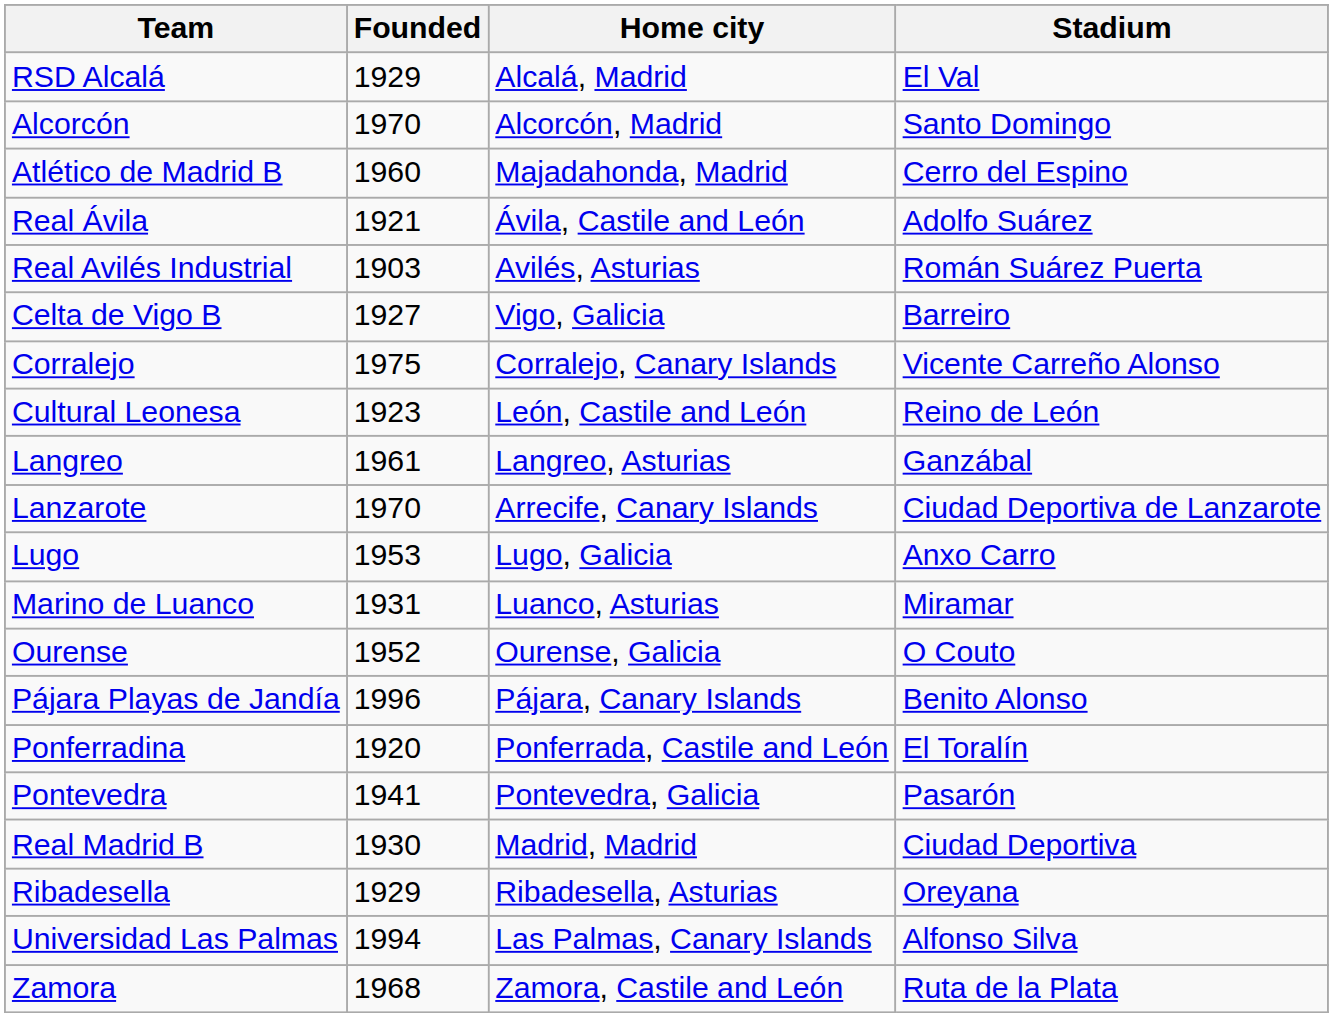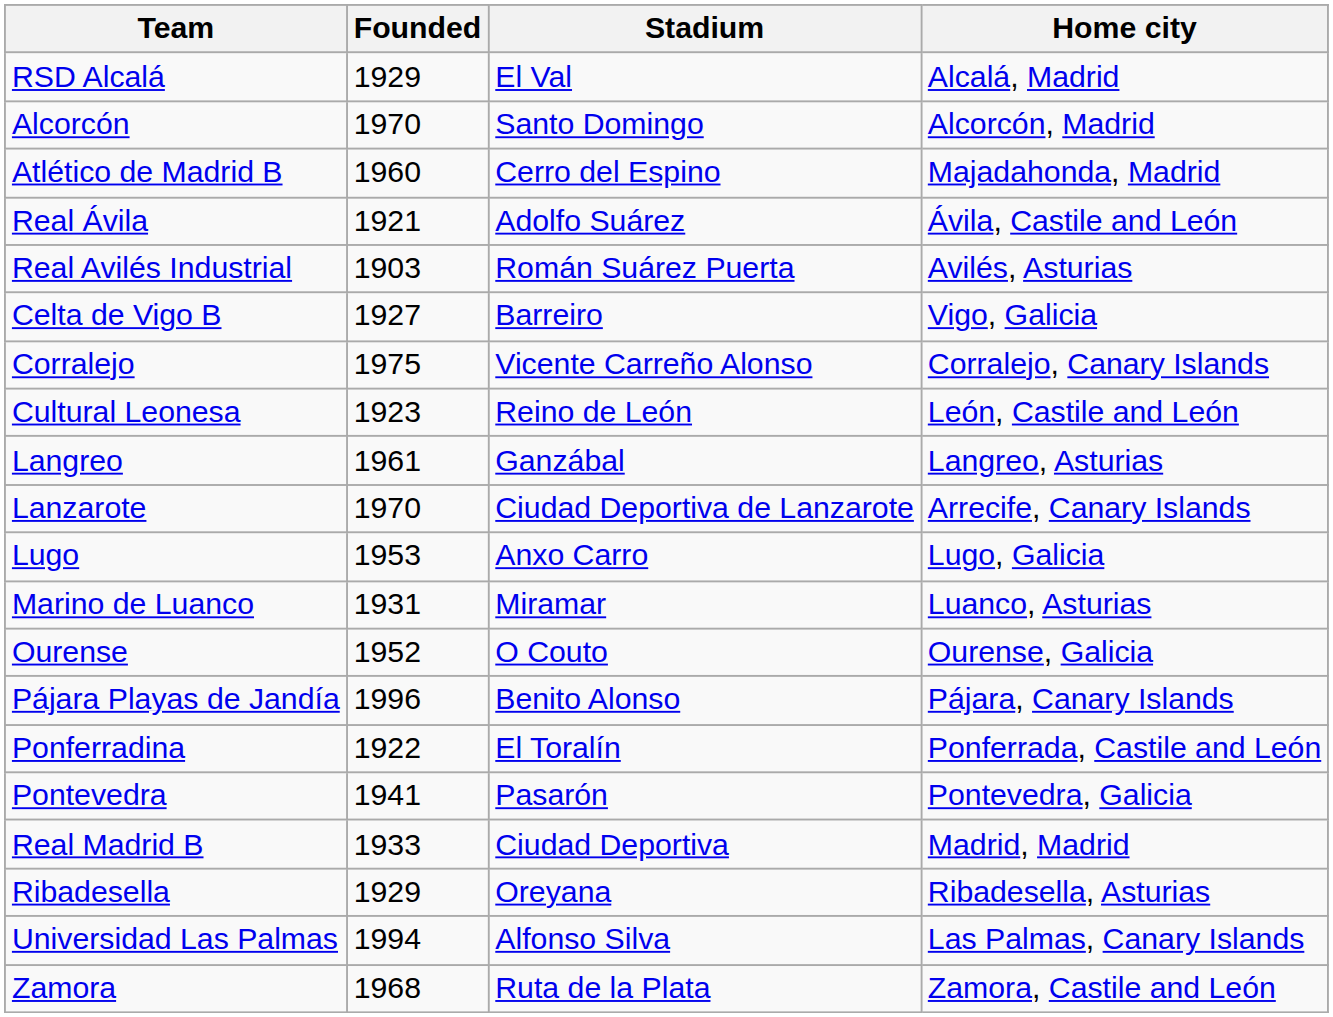columns swapped: (692, 28) <-> (1112, 28)
(387, 747) 1920 -> (387, 747) 1922
(387, 843) 1930 -> (387, 843) 1933
